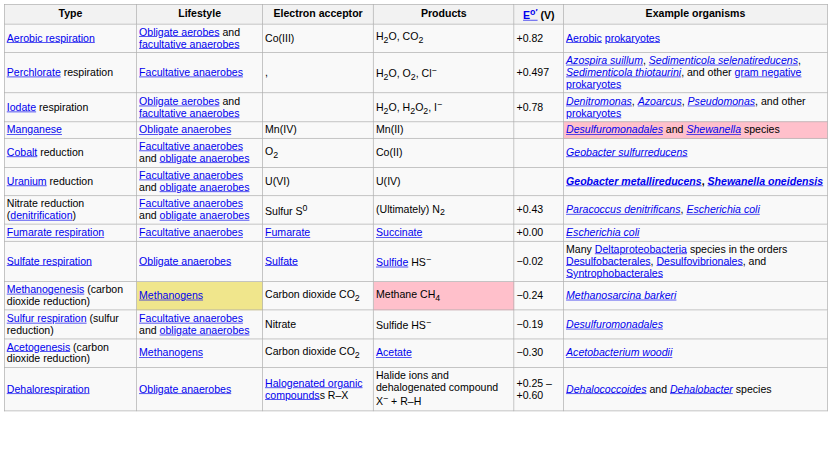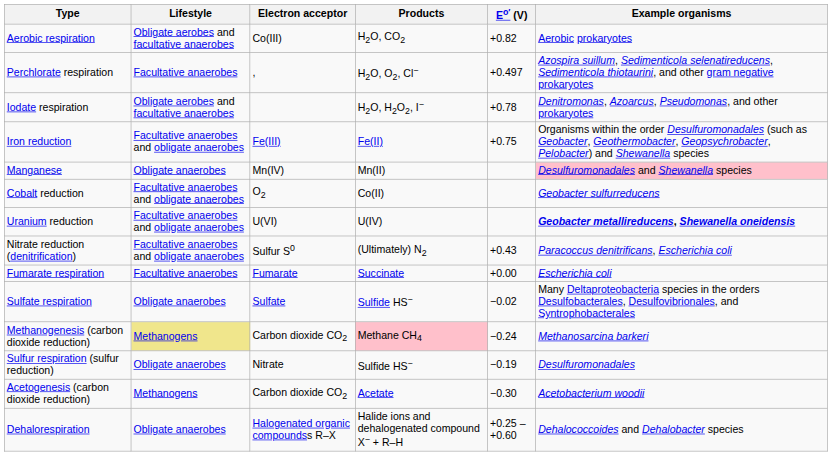+ row: (39, 142)
(194, 324) Facultative anaerobes and obligate anaerobes -> (180, 365) Obligate anaerobes
